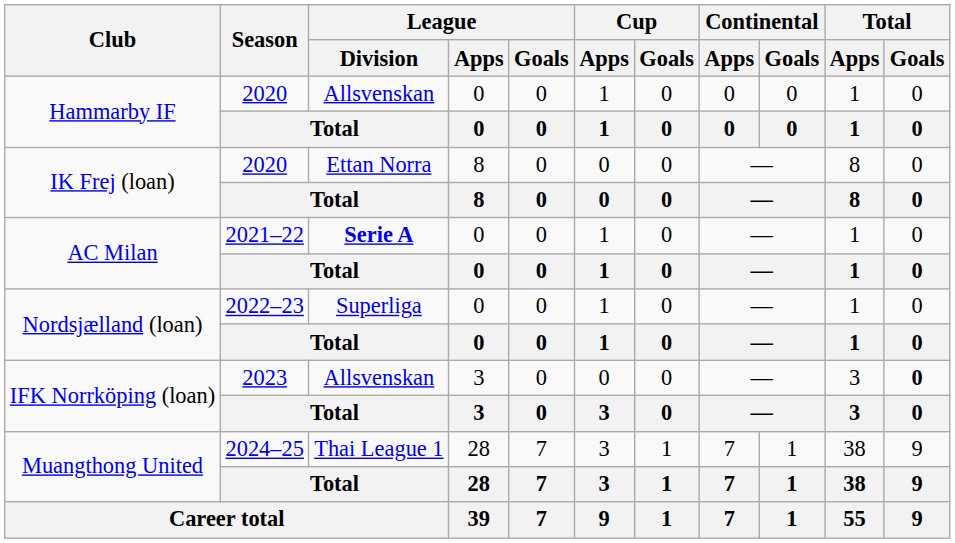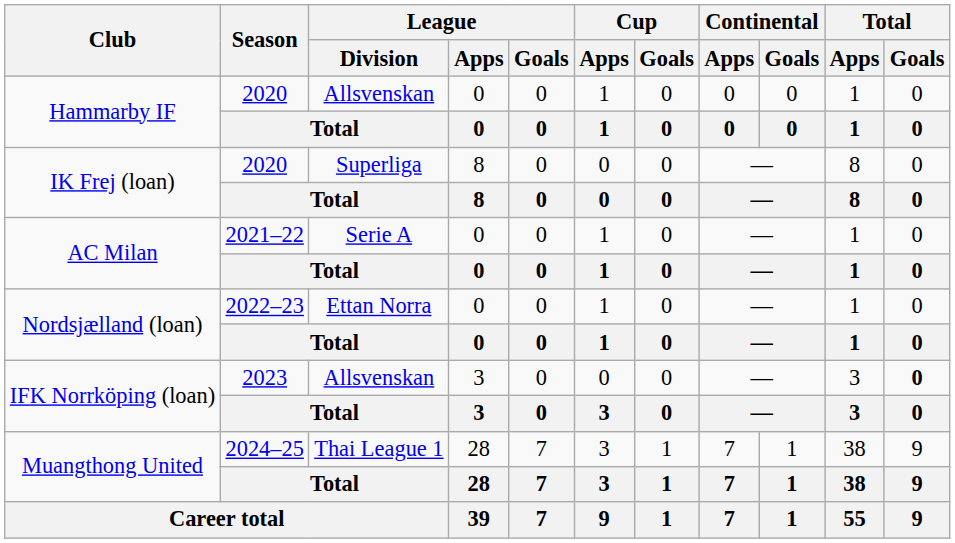(379, 164) Ettan Norra -> (379, 164) Superliga
(379, 235) bold -> (379, 235) normal
(379, 306) Superliga -> (379, 306) Ettan Norra
